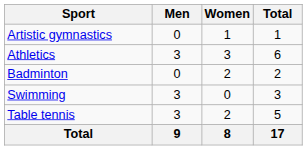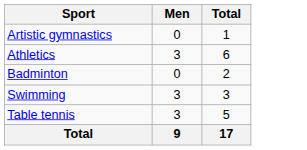- column: (227, 14)
